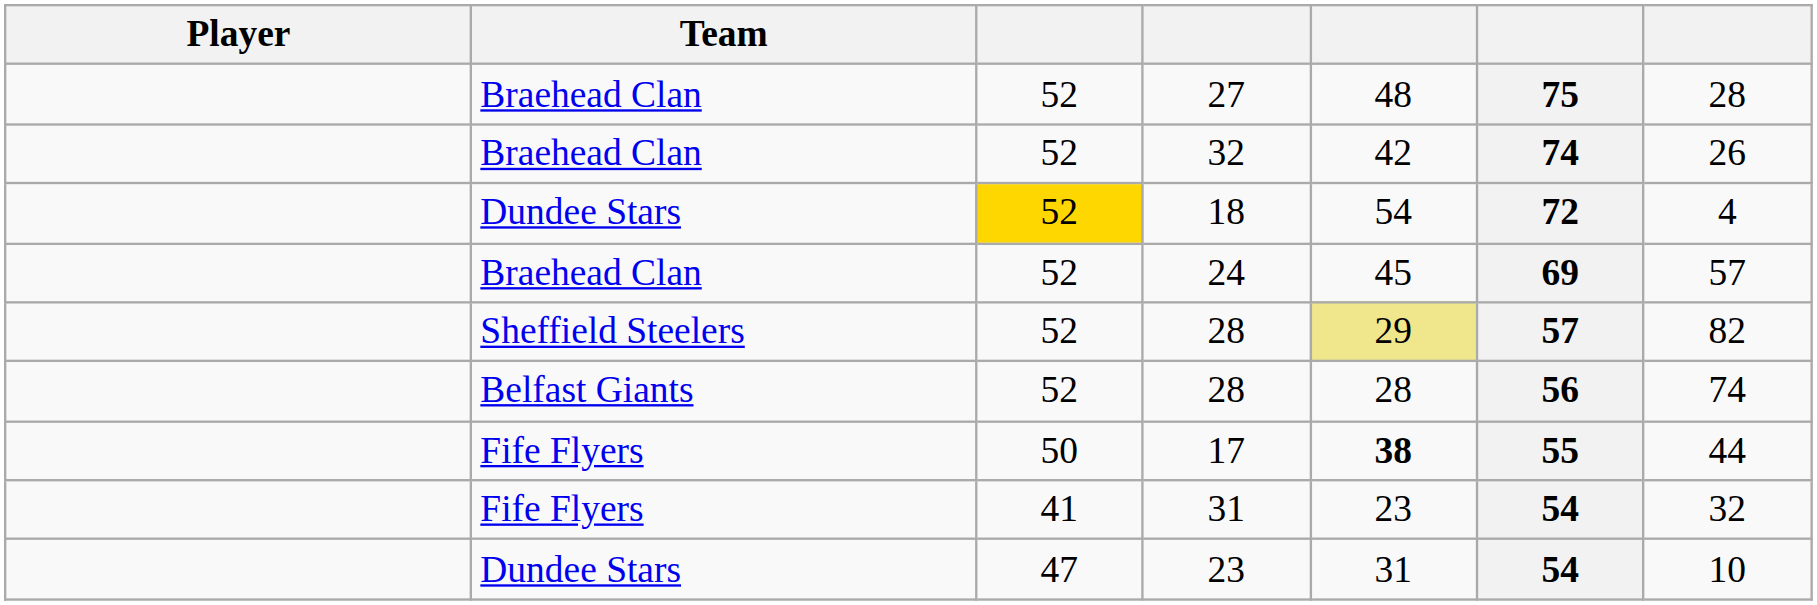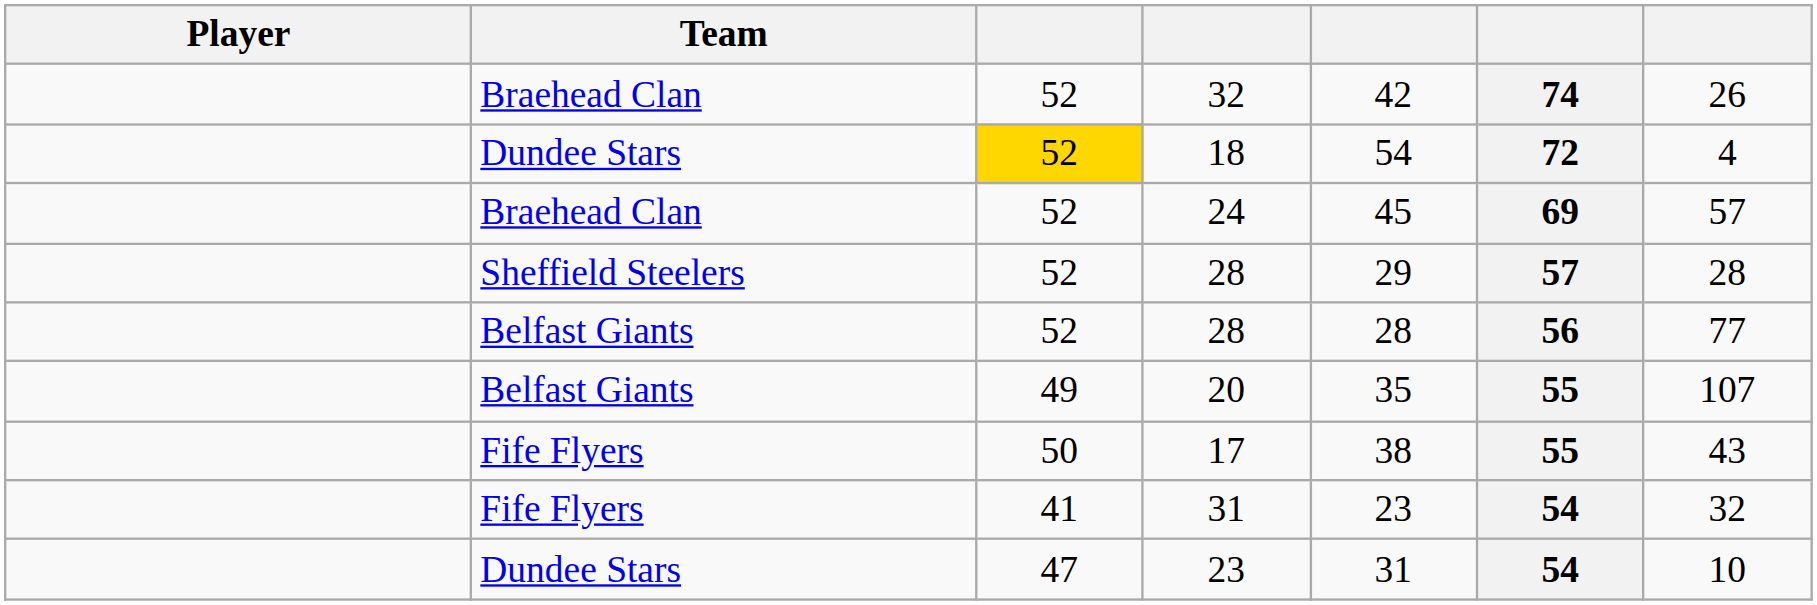- row: (591, 93)
(1393, 331) khaki background -> (1393, 271) no background
(1727, 331) 82 -> (1727, 271) 28
(1727, 390) 74 -> (1727, 331) 77
+ row: (587, 390)
(1393, 449) bold -> (1393, 449) normal
(1727, 449) 44 -> (1727, 449) 43
